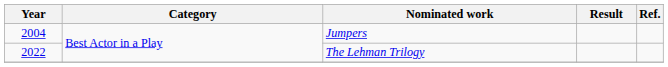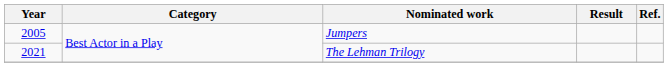(33, 33) 2004 -> (33, 33) 2005
(33, 52) 2022 -> (33, 52) 2021
